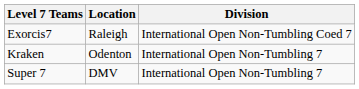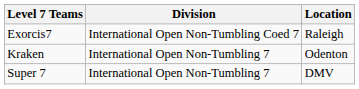columns swapped: (247, 14) <-> (112, 14)
